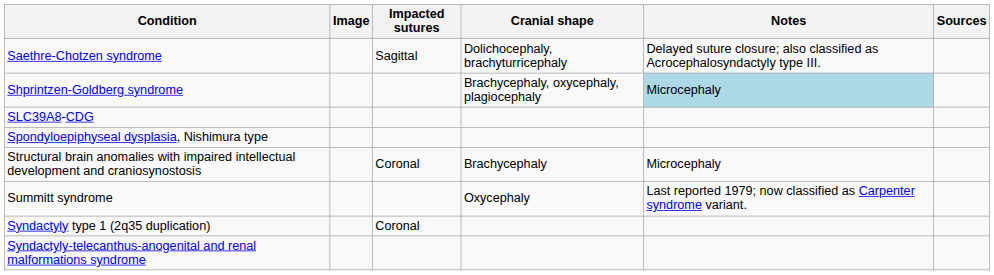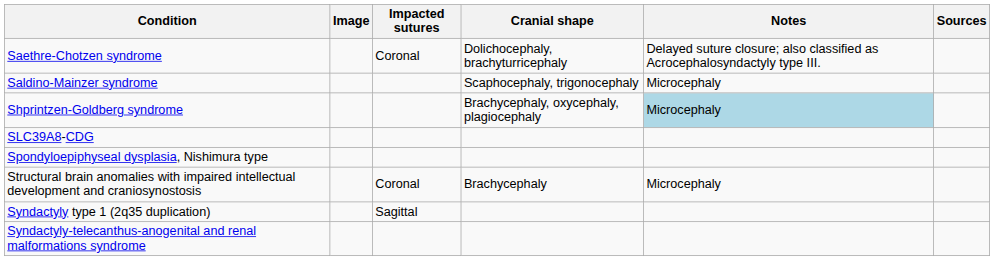(396, 55) Sagittal -> (397, 55) Coronal
+ row: (82, 83)
- row: (60, 198)
(397, 225) Coronal -> (396, 211) Sagittal
